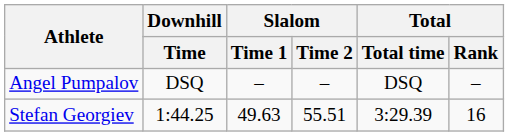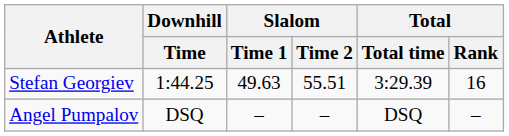rows swapped: (74, 83) <-> (71, 115)
